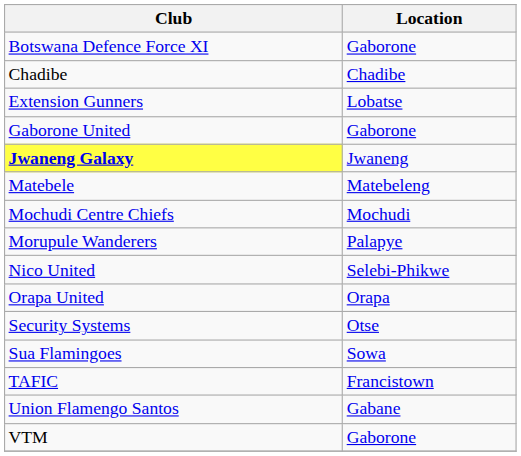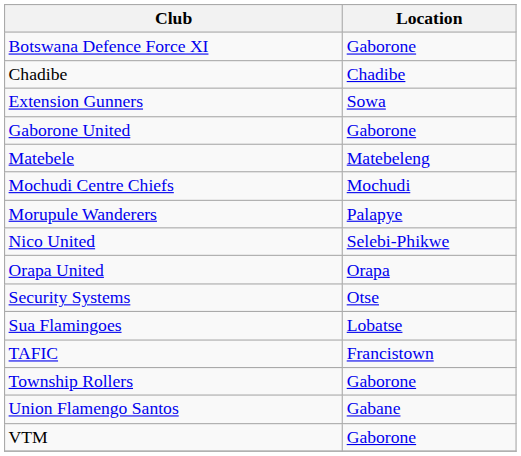(375, 102) Lobatse -> (366, 102) Sowa
- row: (71, 158)
(366, 353) Sowa -> (375, 325) Lobatse
+ row: (71, 381)
